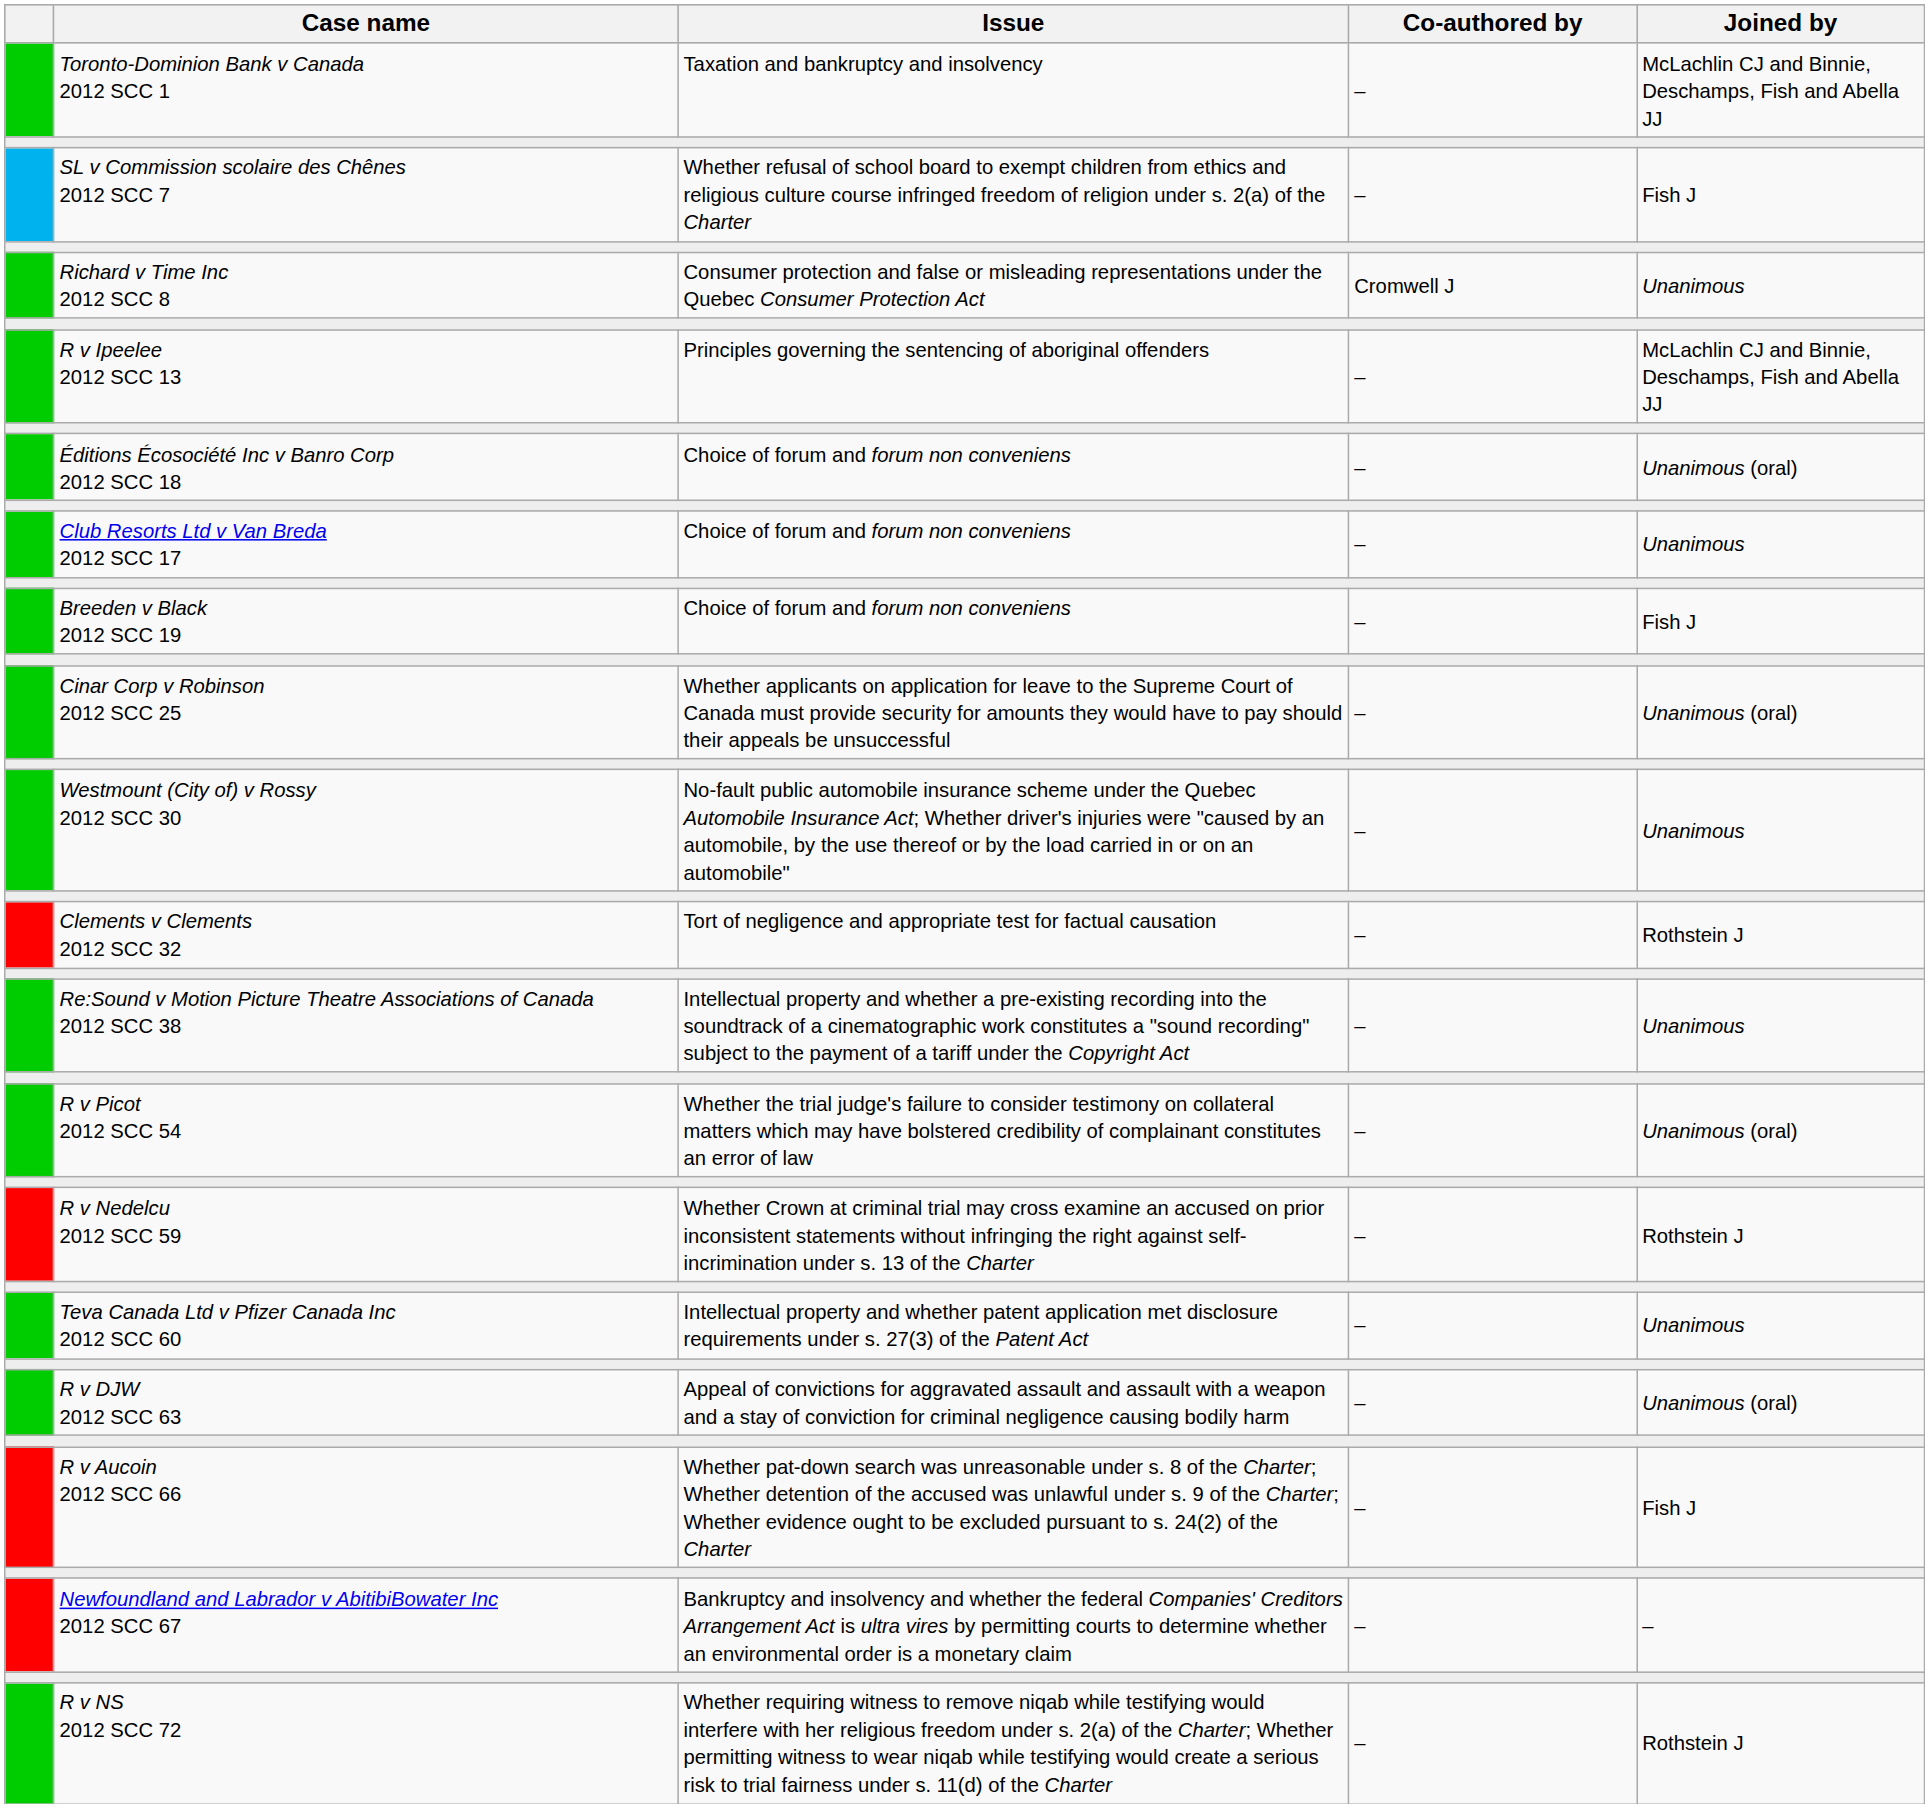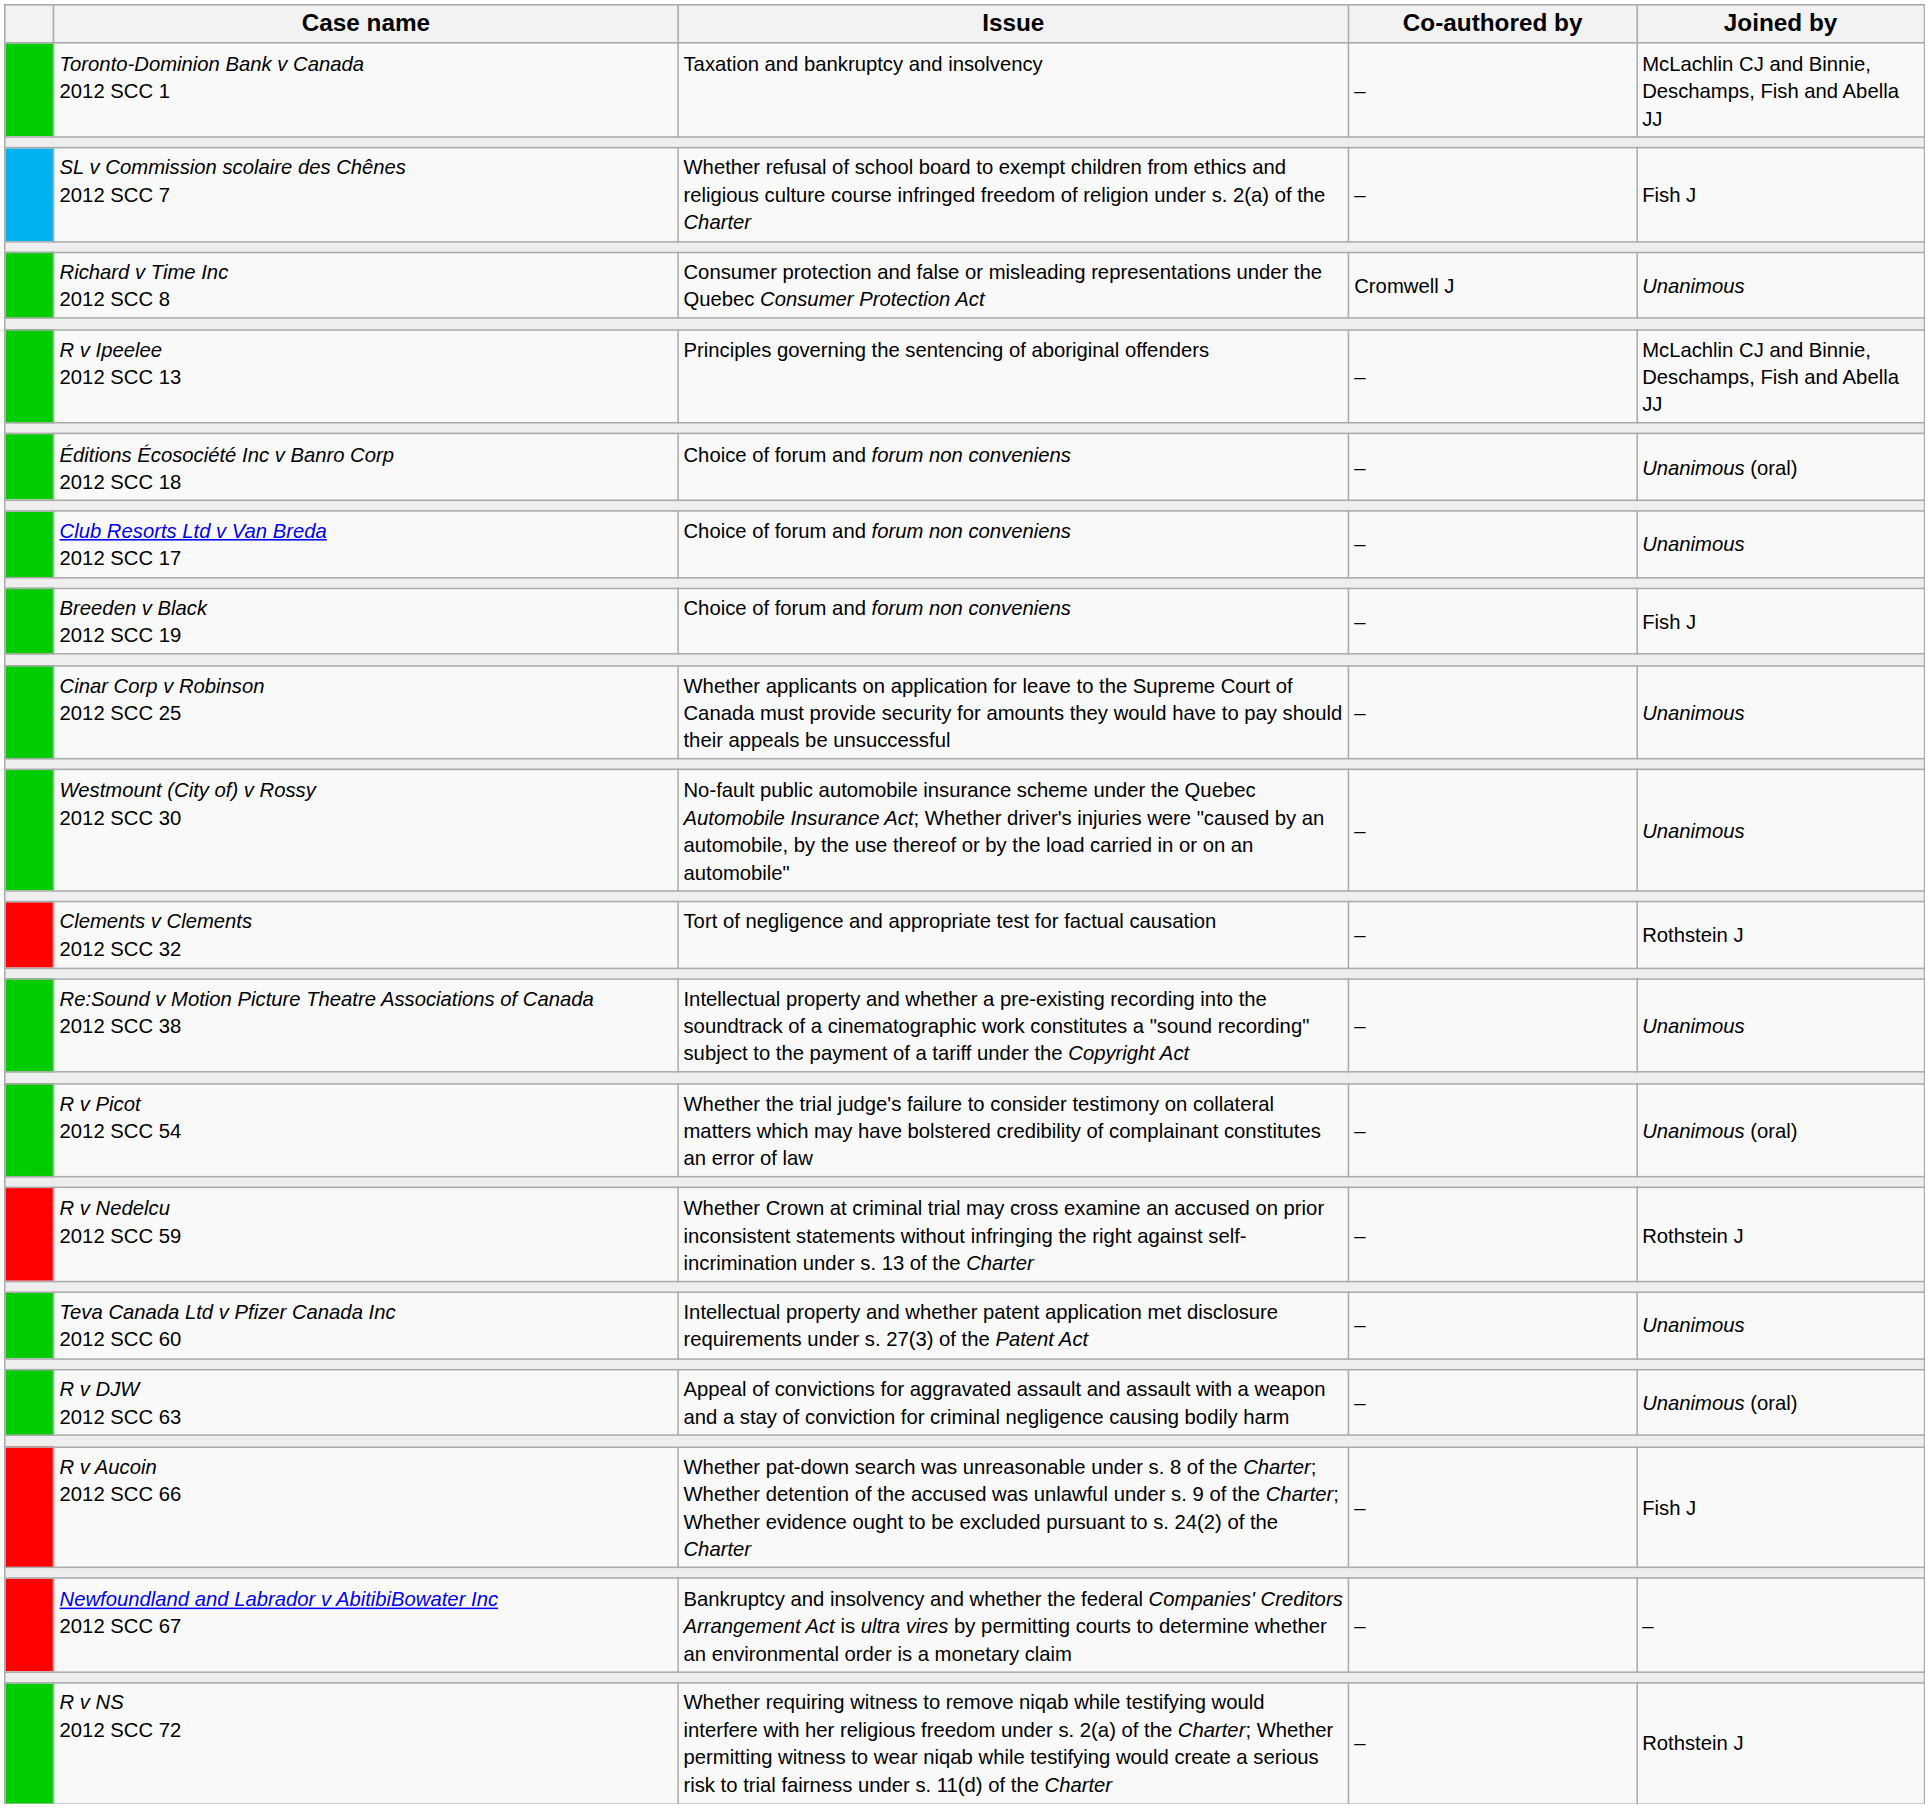(1720, 713) Unanimous (oral) -> (1693, 713) Unanimous
